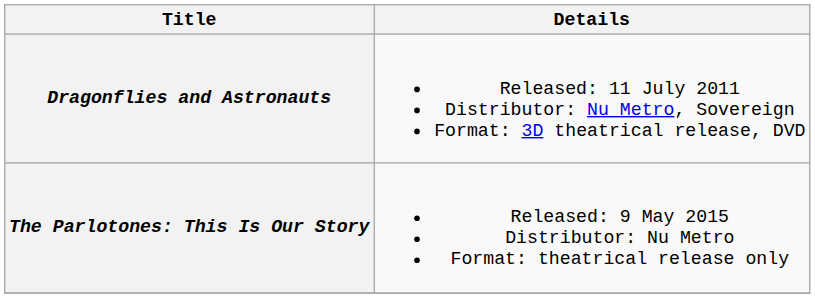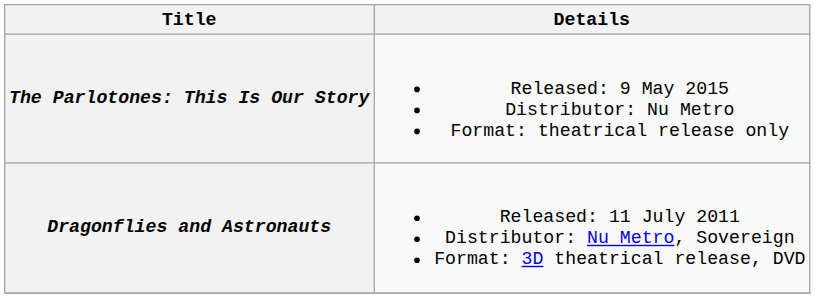rows swapped: (189, 99) <-> (189, 228)
